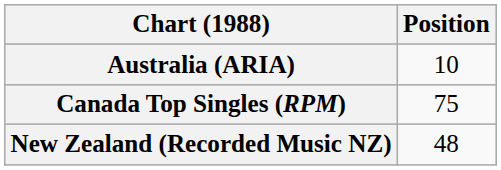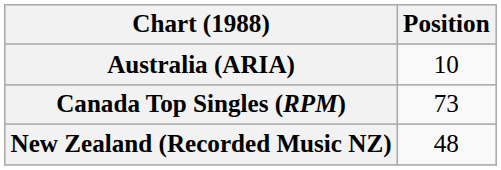(446, 104) 75 -> (446, 104) 73
